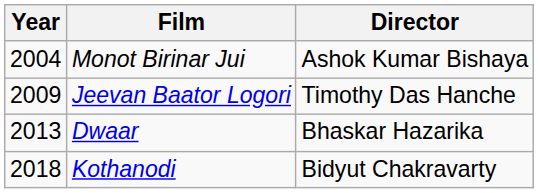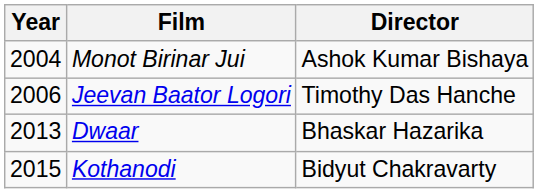(36, 95) 2009 -> (36, 95) 2006
(36, 168) 2018 -> (36, 168) 2015
